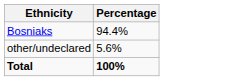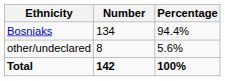+ column: (124, 13)
